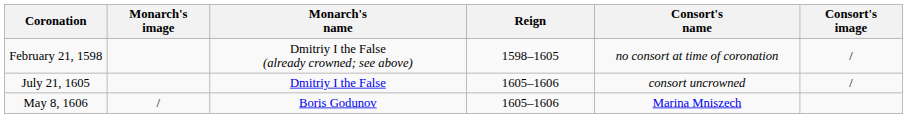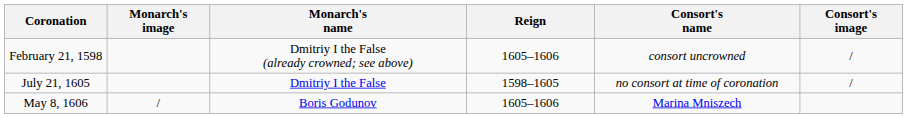(530, 55) 1598–1605 -> (530, 55) 1605–1606
(697, 55) no consort at time of coronation -> (697, 55) consort uncrowned
(530, 83) 1605–1606 -> (530, 83) 1598–1605
(697, 83) consort uncrowned -> (697, 83) no consort at time of coronation
